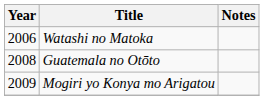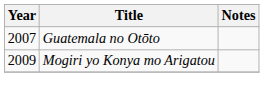- row: (98, 38)
(22, 60) 2008 -> (22, 38) 2007
